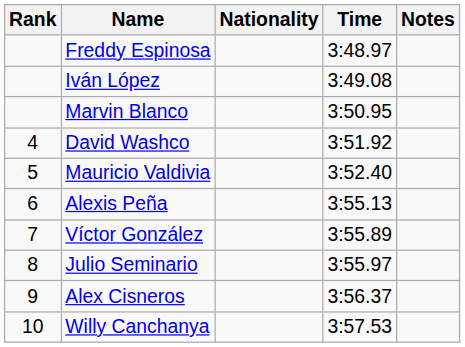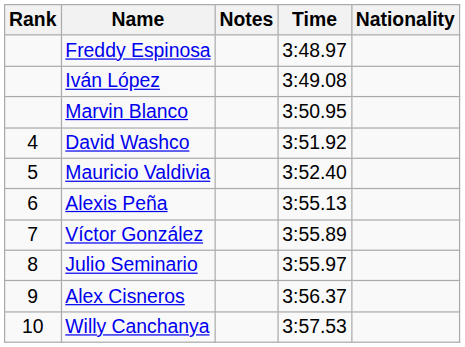columns swapped: (269, 19) <-> (428, 19)
